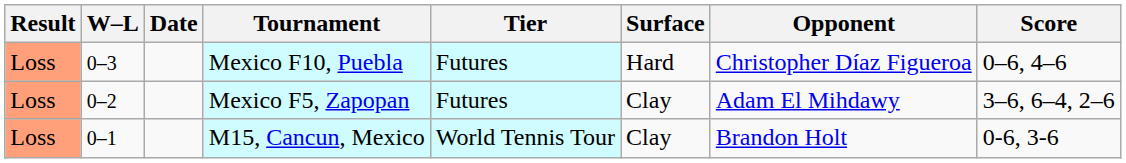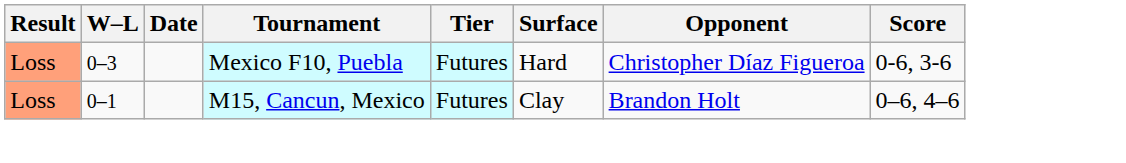(1025, 61) 0–6, 4–6 -> (914, 61) 0-6, 3-6
- row: (309, 99)
(525, 137) World Tennis Tour -> (472, 99) Futures
(1021, 137) 0-6, 3-6 -> (918, 99) 0–6, 4–6
